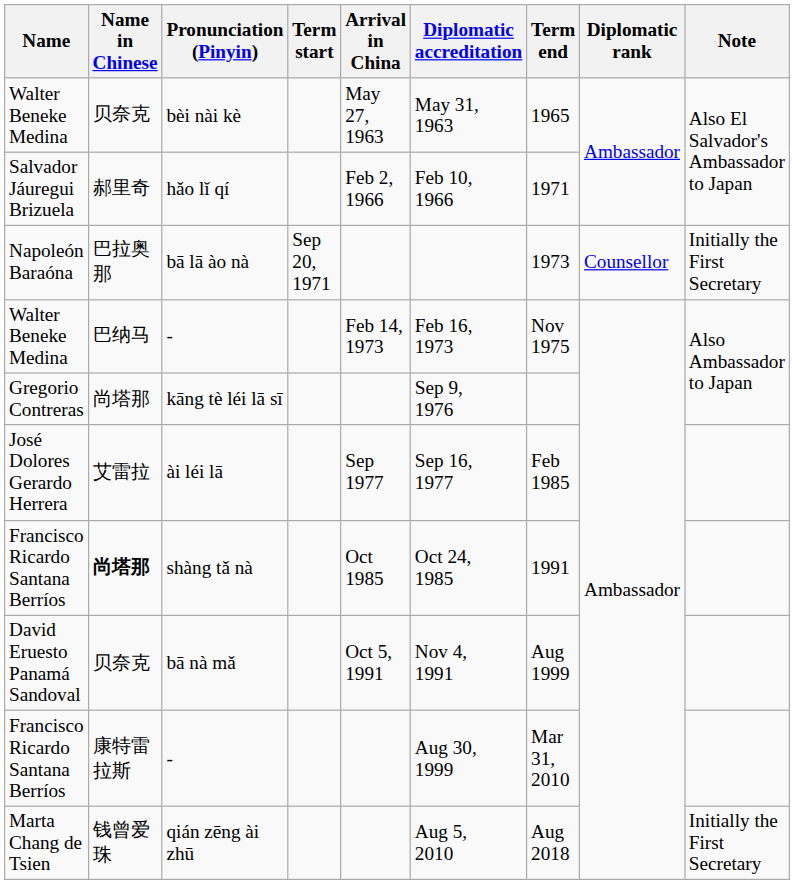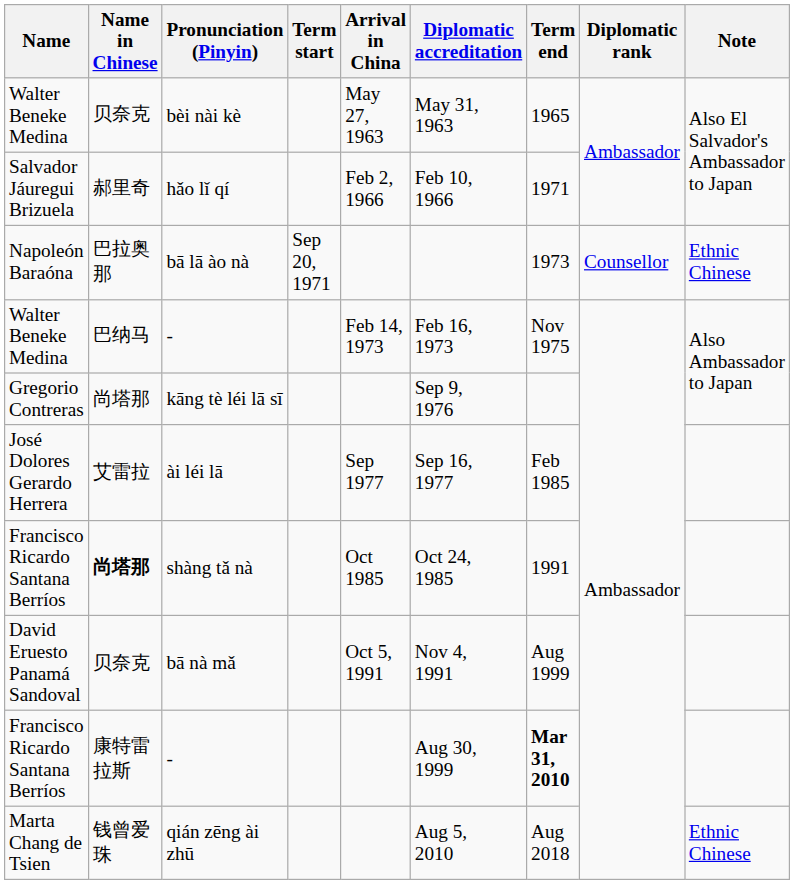(733, 262) Initially the First Secretary -> (720, 262) Ethnic Chinese
(550, 758) normal -> (550, 758) bold
(733, 842) Initially the First Secretary -> (720, 842) Ethnic Chinese
